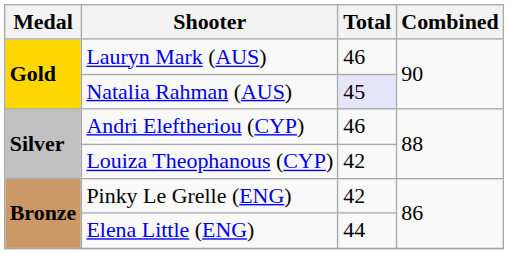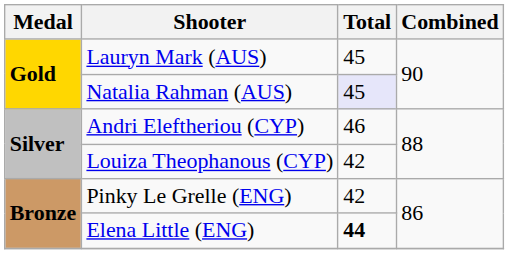(354, 56) 46 -> (354, 56) 45
(354, 230) normal -> (354, 230) bold
